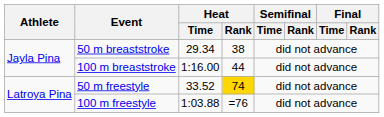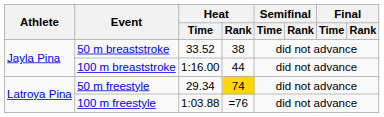(200, 49) 29.34 -> (200, 49) 33.52
(200, 86) 33.52 -> (200, 86) 29.34
